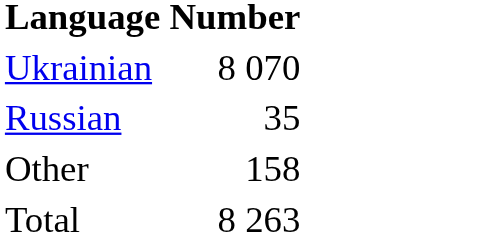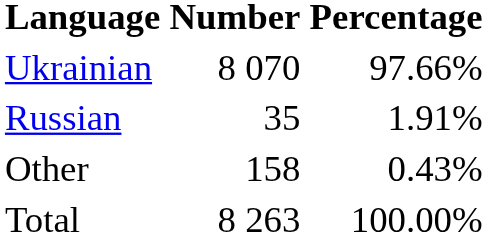+ column: (396, 16)
